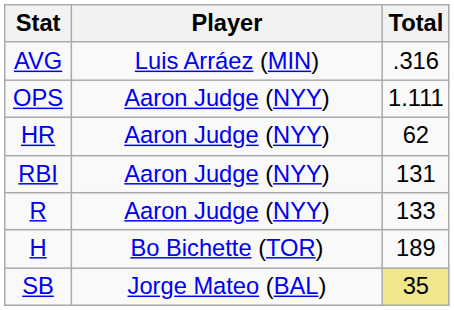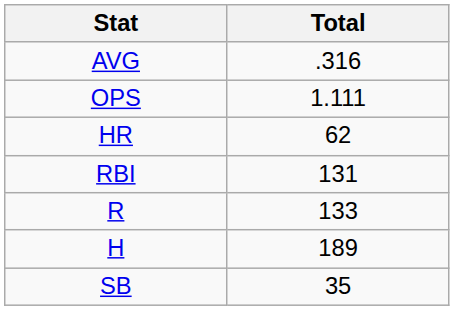- column: (227, 23)
(416, 286) khaki background -> (338, 286) no background
